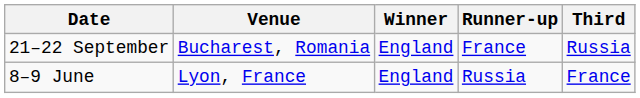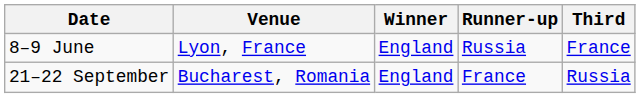rows swapped: (52, 77) <-> (89, 48)
